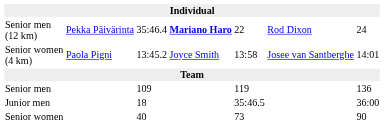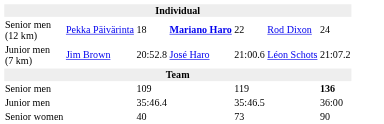(152, 30) 35:46.4 -> (142, 30) 18
+ row: (27, 55)
- row: (34, 55)
(364, 88) normal -> (328, 88) bold
(142, 102) 18 -> (152, 102) 35:46.4
